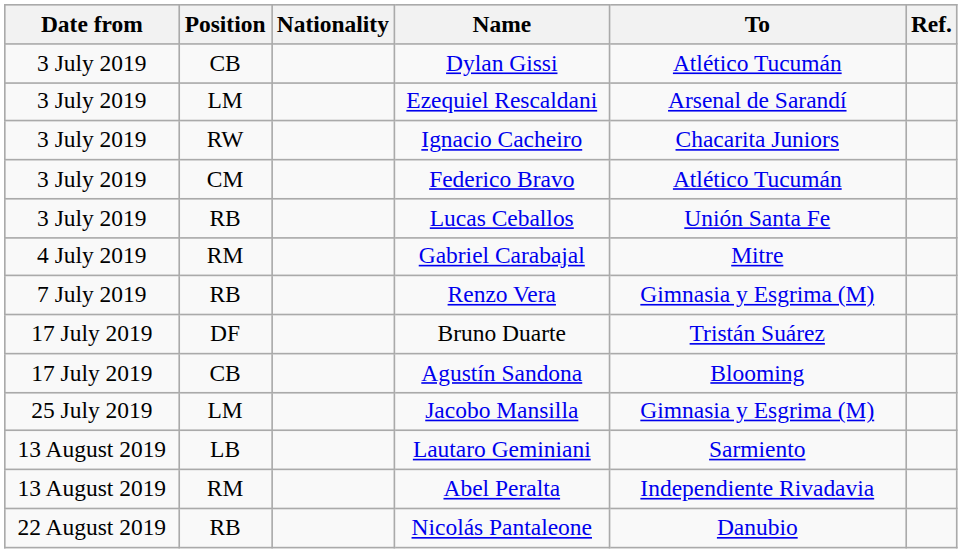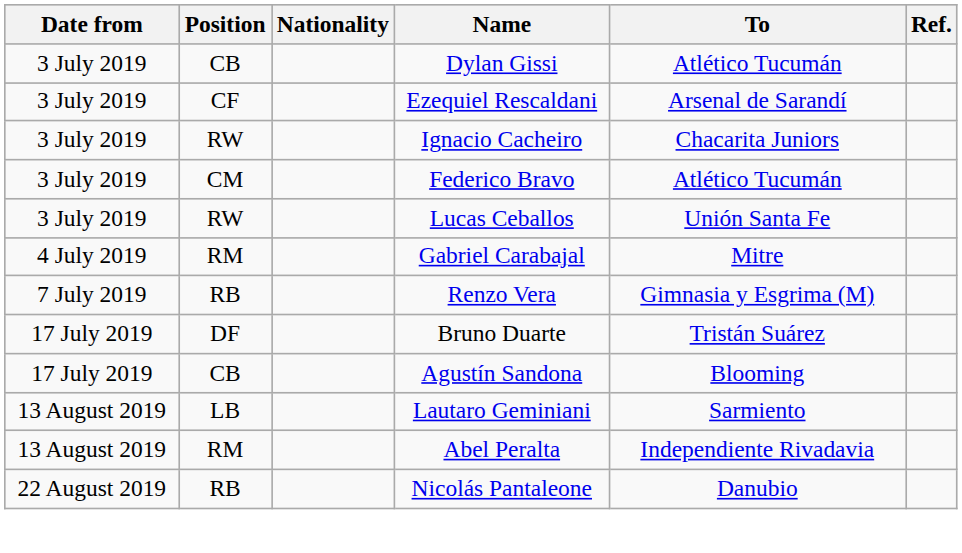(225, 101) LM -> (225, 101) CF
(225, 217) RB -> (225, 217) RW
- row: (502, 411)
